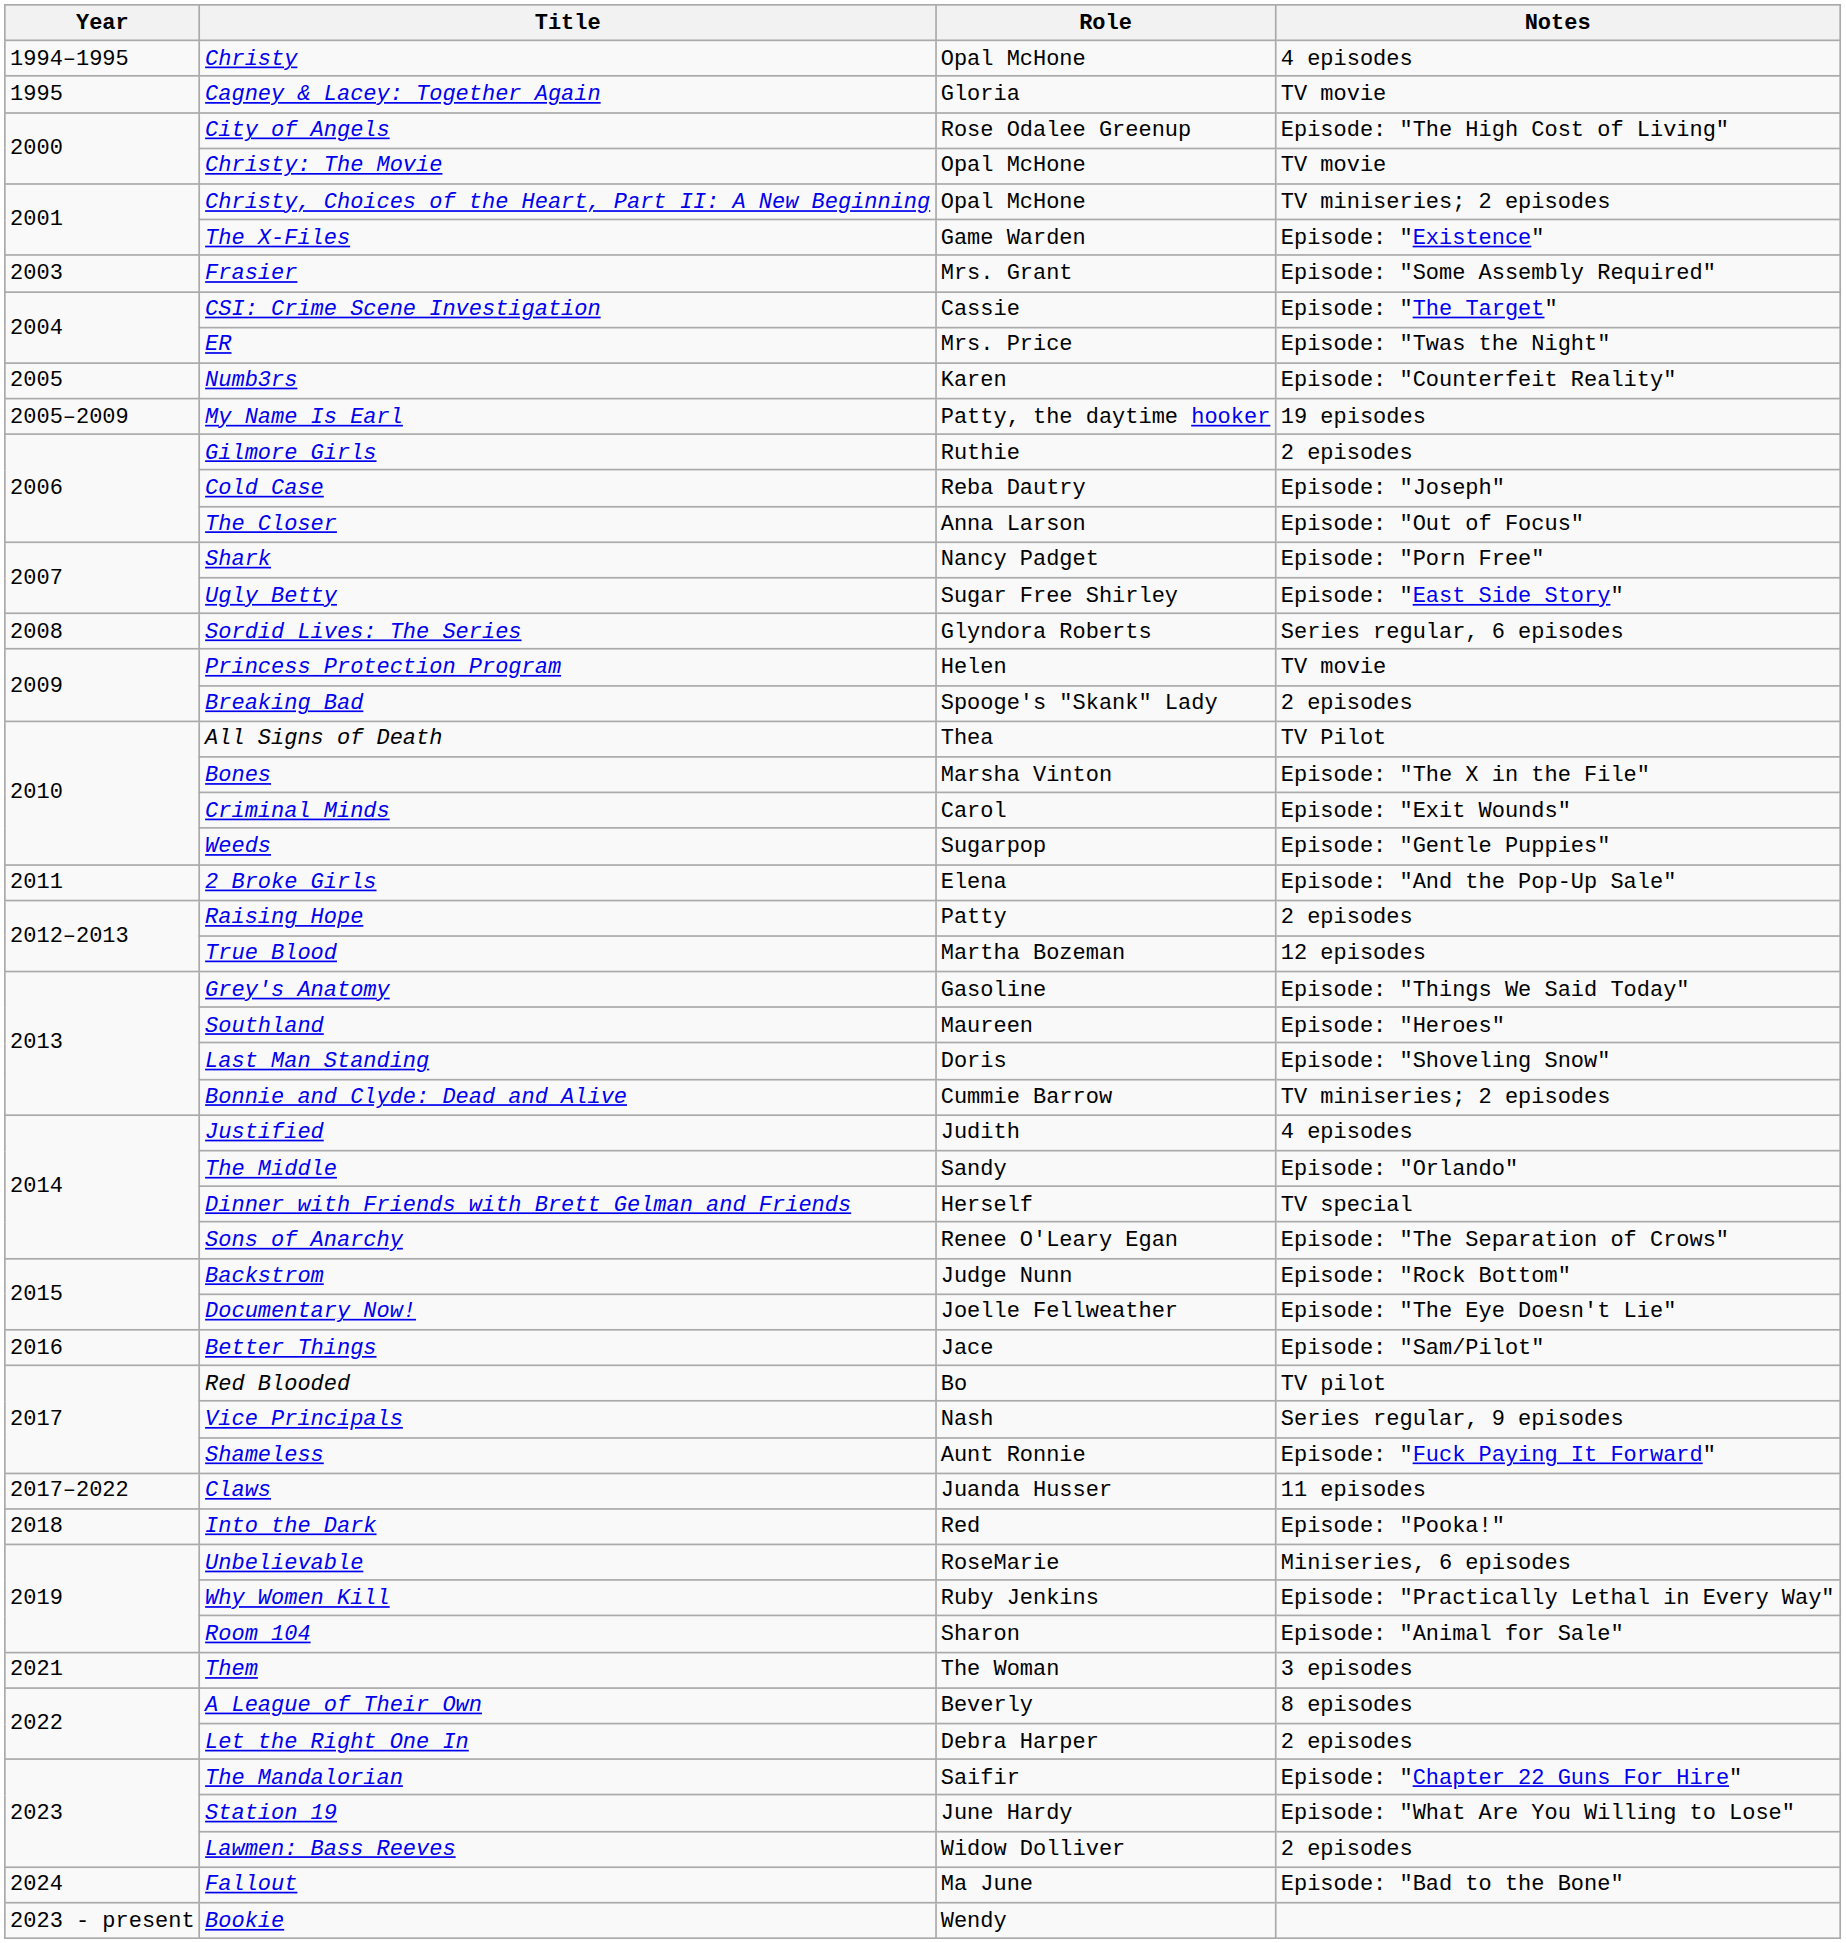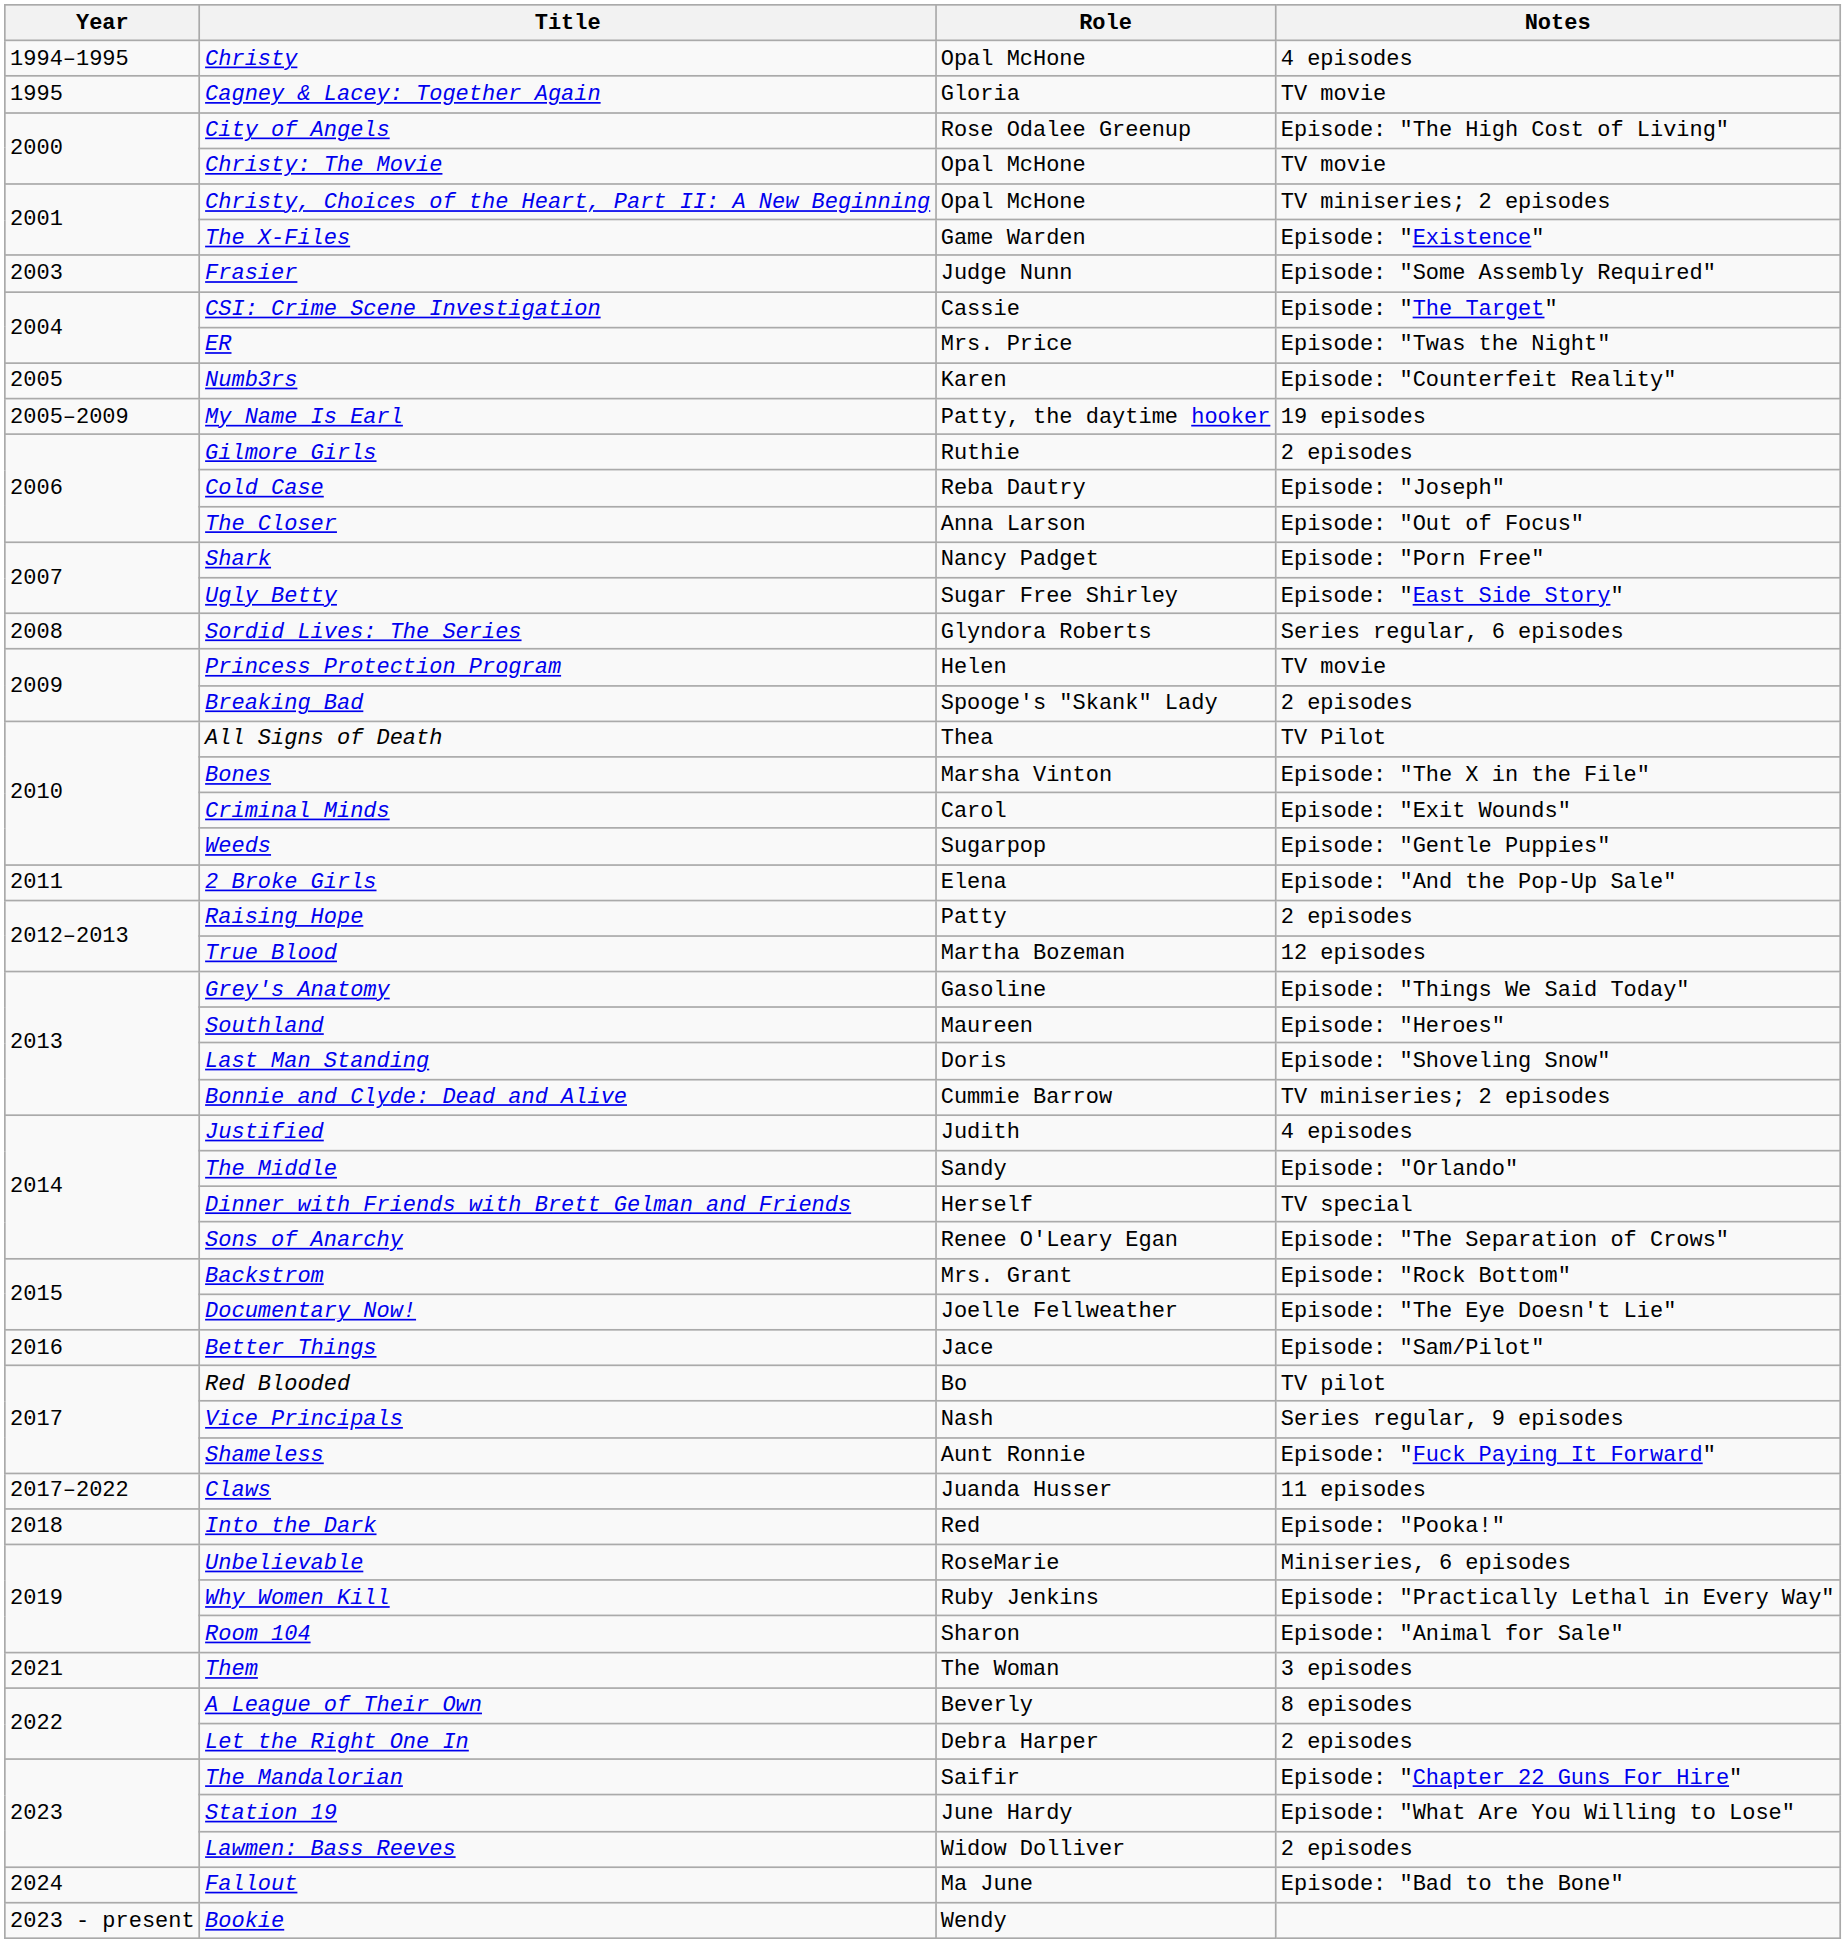(1007, 273) Mrs. Grant -> (1007, 273) Judge Nunn
(1007, 1276) Judge Nunn -> (1007, 1276) Mrs. Grant
